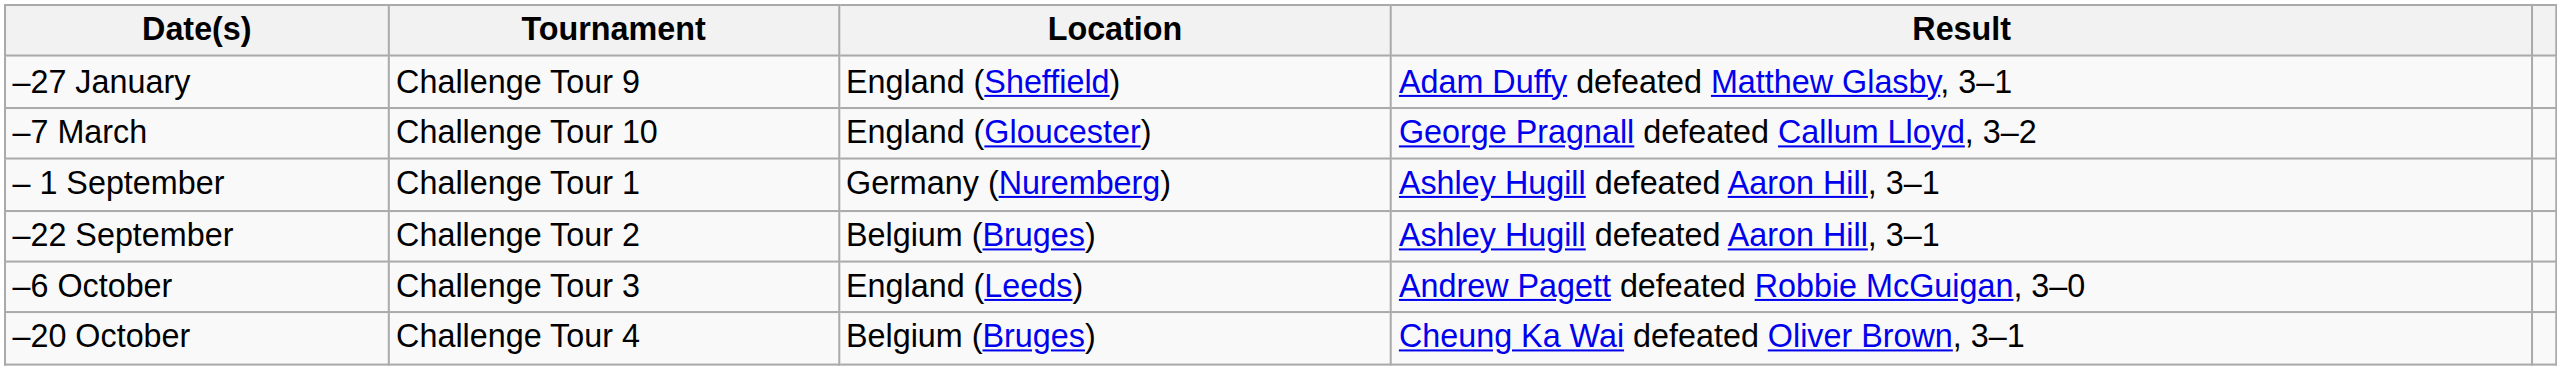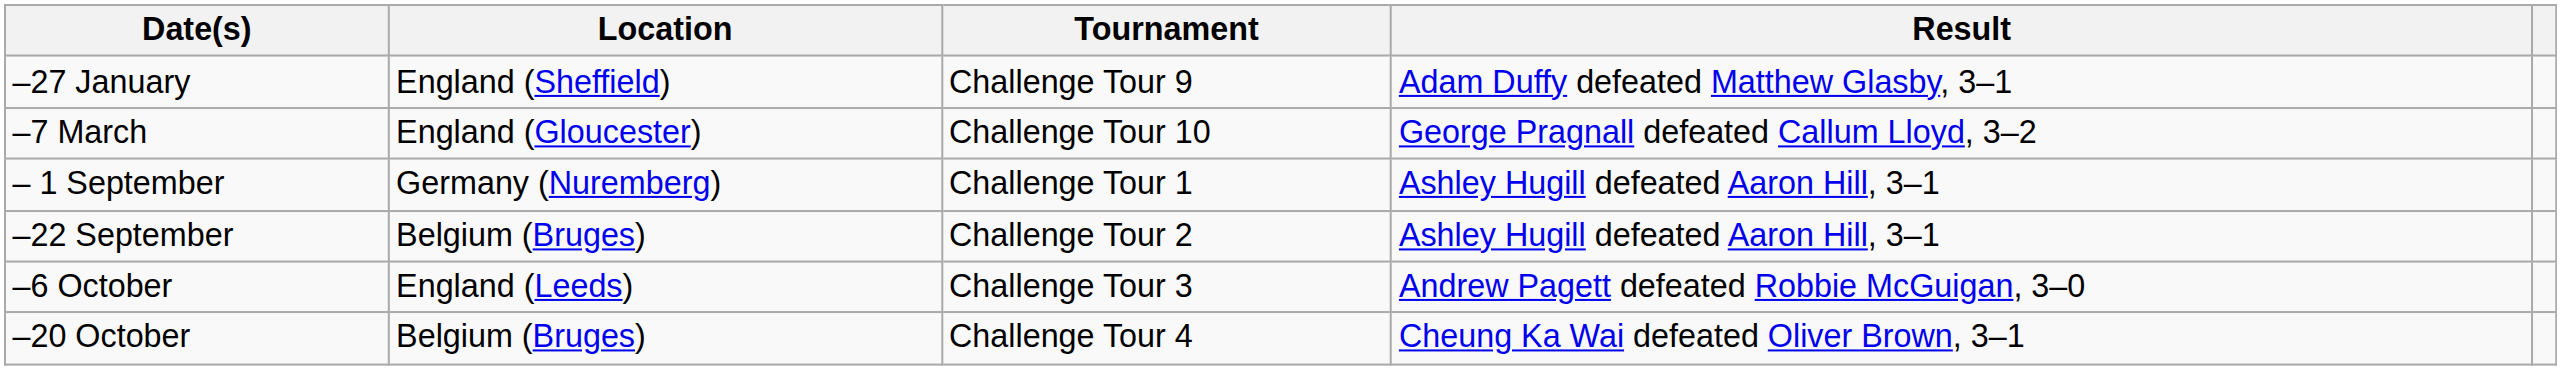columns swapped: (614, 30) <-> (1115, 30)
